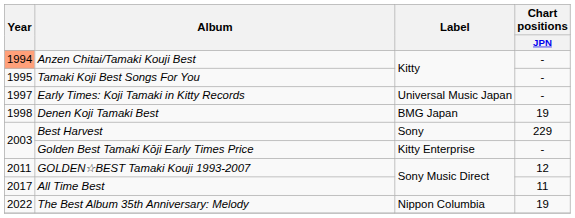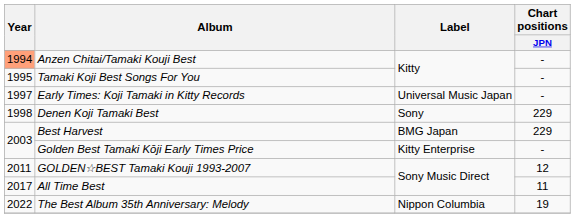(428, 113) BMG Japan -> (411, 113) Sony
(542, 113) 19 -> (542, 113) 229
(411, 131) Sony -> (428, 131) BMG Japan
